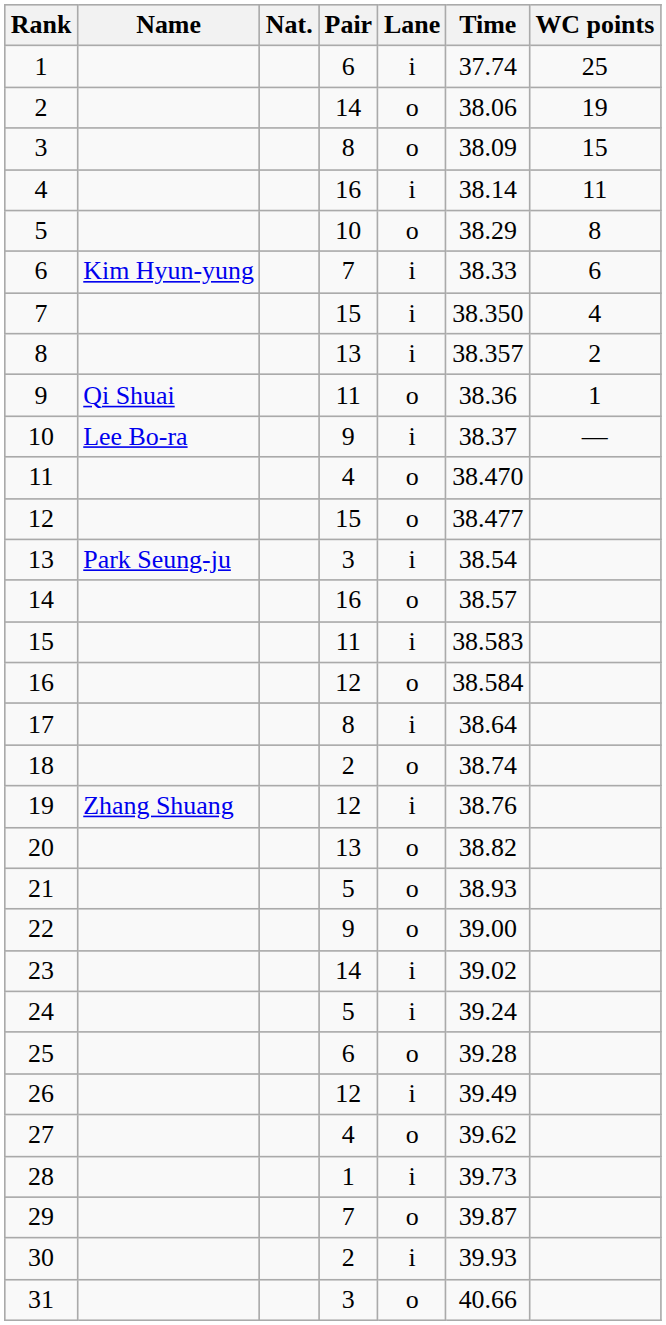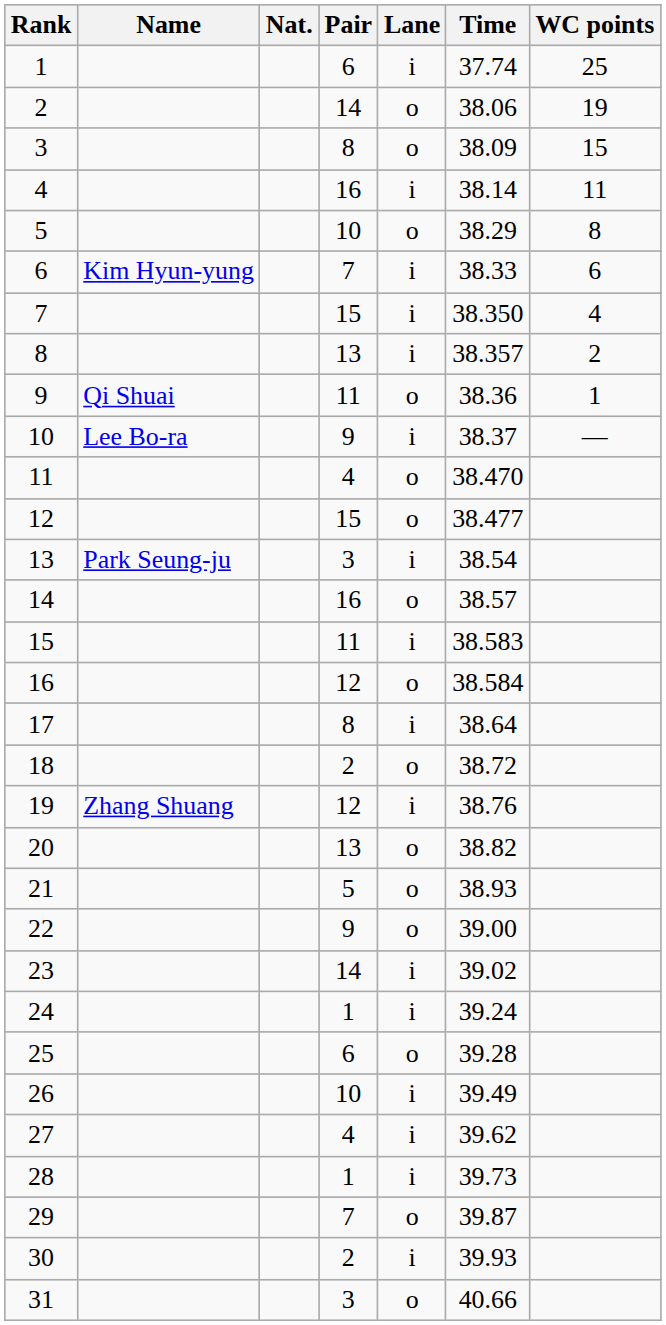(488, 764) 38.74 -> (488, 764) 38.72
(348, 1011) 5 -> (348, 1011) 1
(348, 1093) 12 -> (348, 1093) 10
(412, 1134) o -> (412, 1134) i
